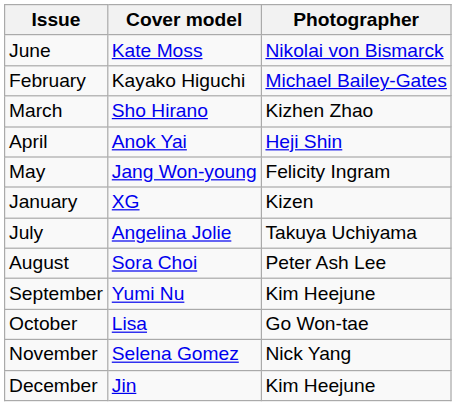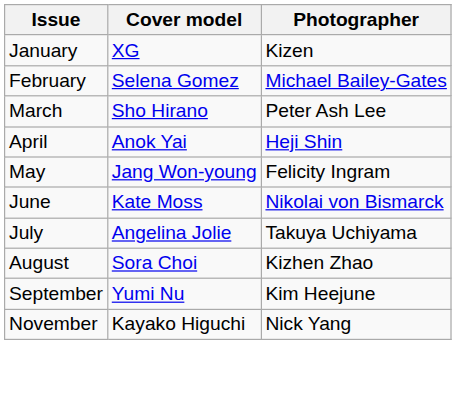rows swapped: (43, 202) <-> (30, 50)
(178, 80) Kayako Higuchi -> (175, 80) Selena Gomez
(319, 111) Kizhen Zhao -> (326, 111) Peter Ash Lee
(326, 263) Peter Ash Lee -> (319, 263) Kizhen Zhao
- row: (43, 324)
(175, 354) Selena Gomez -> (178, 324) Kayako Higuchi
- row: (53, 385)
